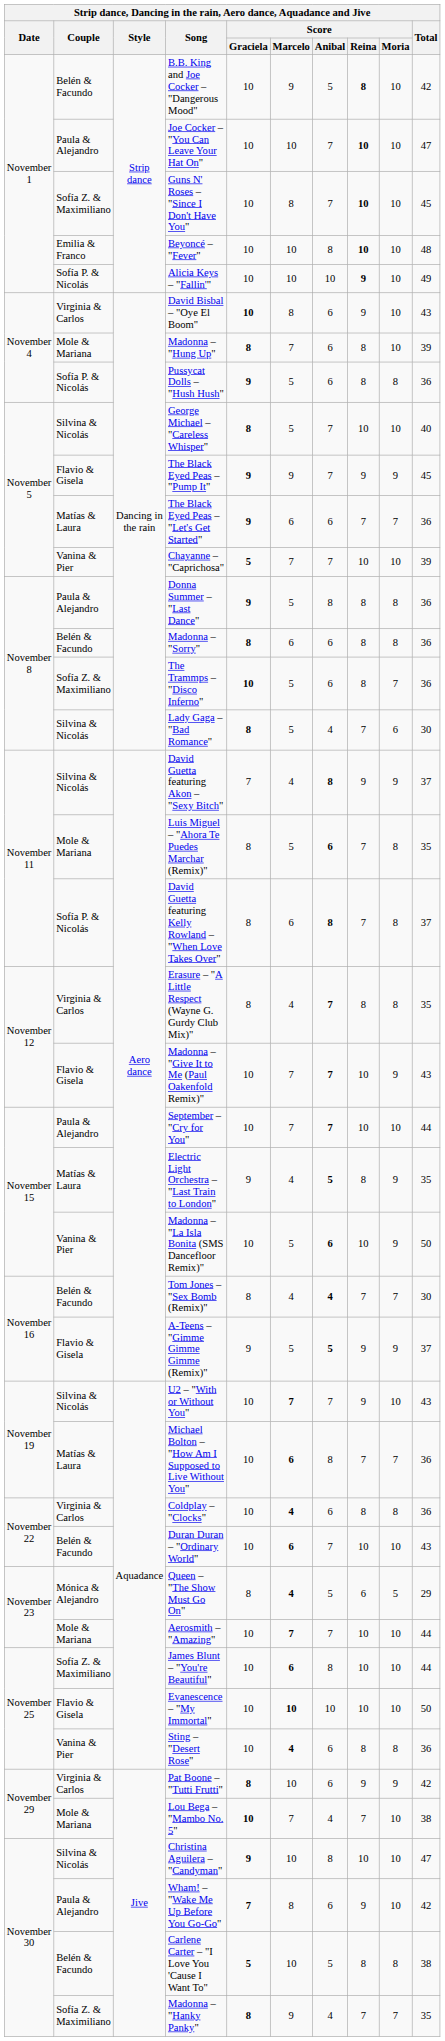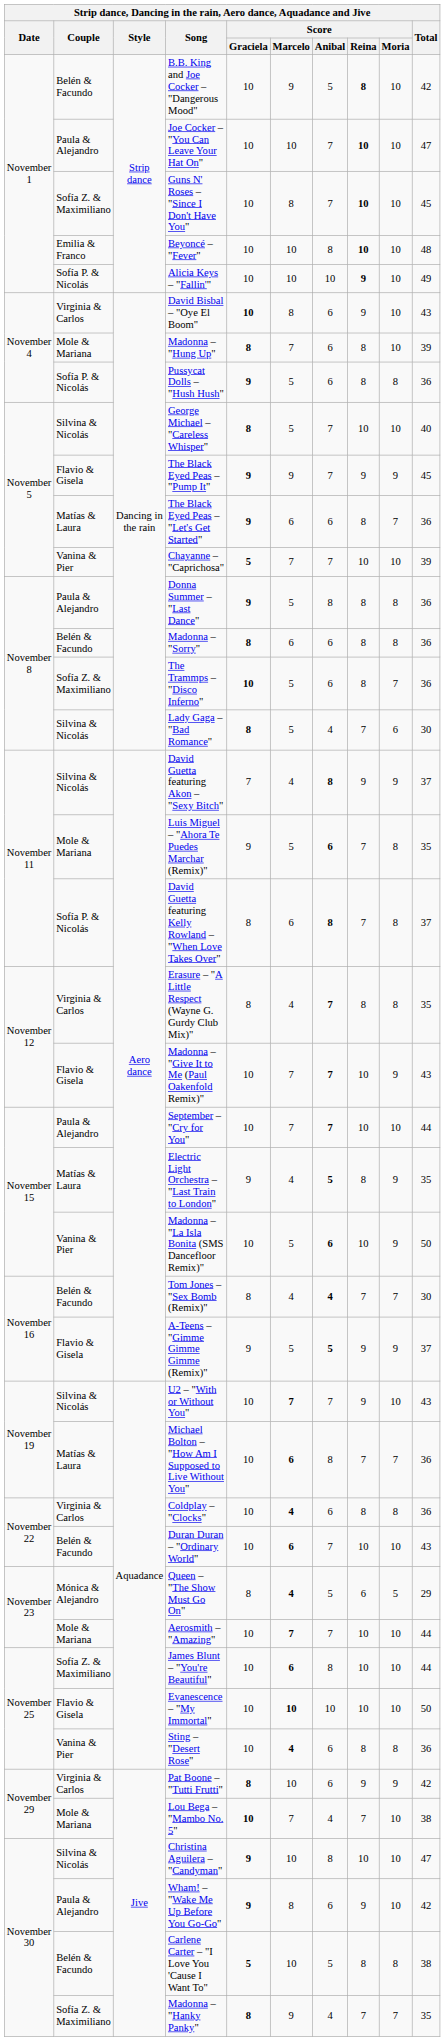(363, 521) 7 -> (363, 521) 8
(248, 846) 8 -> (248, 846) 9
(248, 1905) 7 -> (248, 1905) 9
